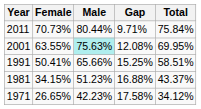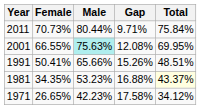(53, 46) 63.55% -> (53, 46) 66.55%
(135, 63) 15.25% -> (135, 63) 15.26%
(176, 63) 58.51% -> (176, 63) 48.51%
(53, 79) 34.15% -> (53, 79) 34.35%
(94, 79) 51.23% -> (94, 79) 53.23%
(176, 79) no background -> (176, 79) lightyellow background
